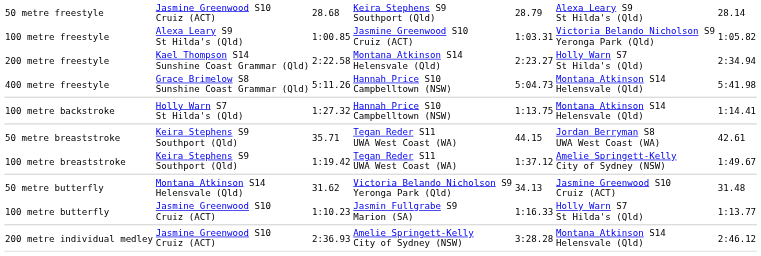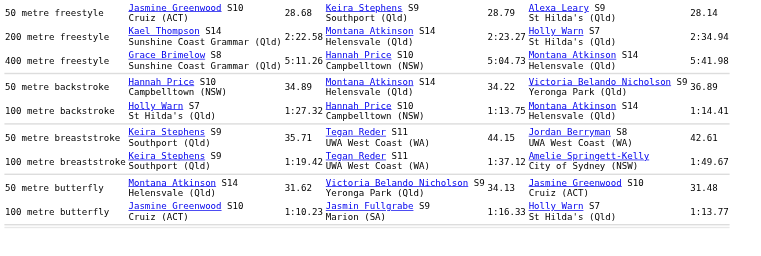- row: (57, 36)
+ row: (57, 87)
- row: (79, 238)
